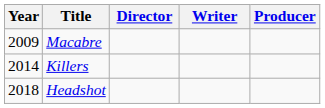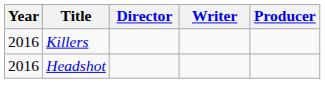- row: (74, 41)
(24, 66) 2014 -> (24, 41) 2016
(24, 90) 2018 -> (24, 66) 2016
